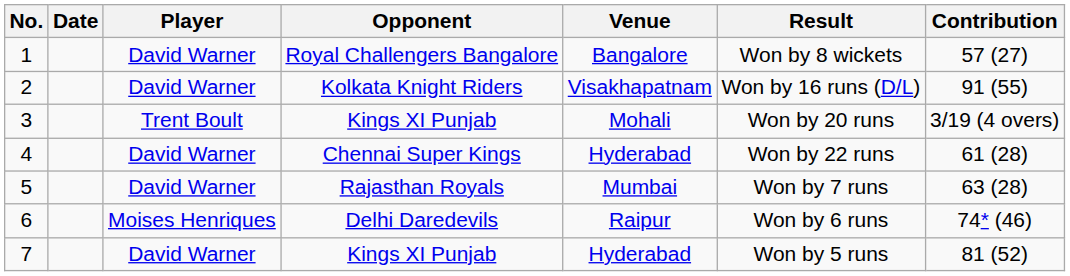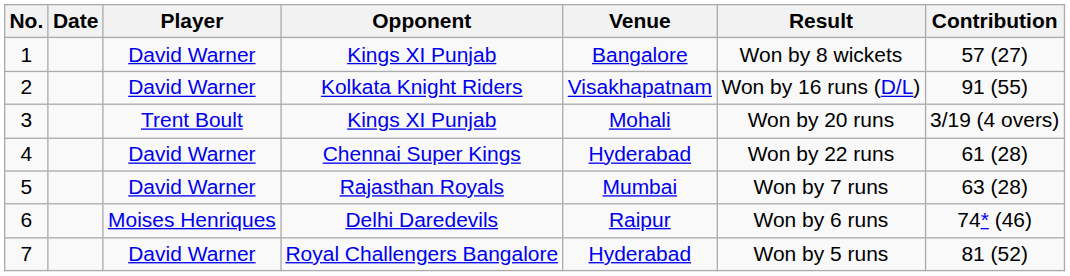(422, 54) Royal Challengers Bangalore -> (422, 54) Kings XI Punjab
(422, 253) Kings XI Punjab -> (422, 253) Royal Challengers Bangalore
